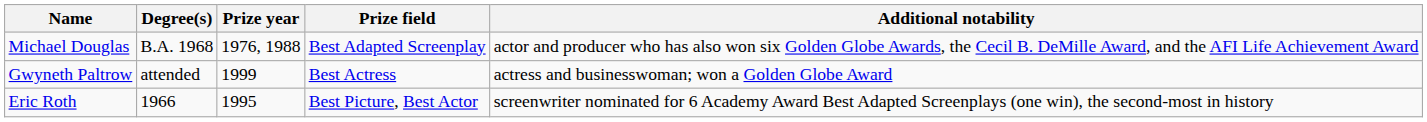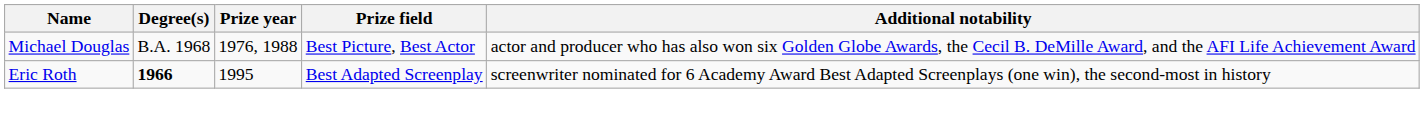(397, 46) Best Adapted Screenplay -> (390, 46) Best Picture, Best Actor
- row: (70, 74)
(158, 102) normal -> (155, 74) bold
(393, 102) Best Picture, Best Actor -> (394, 74) Best Adapted Screenplay
